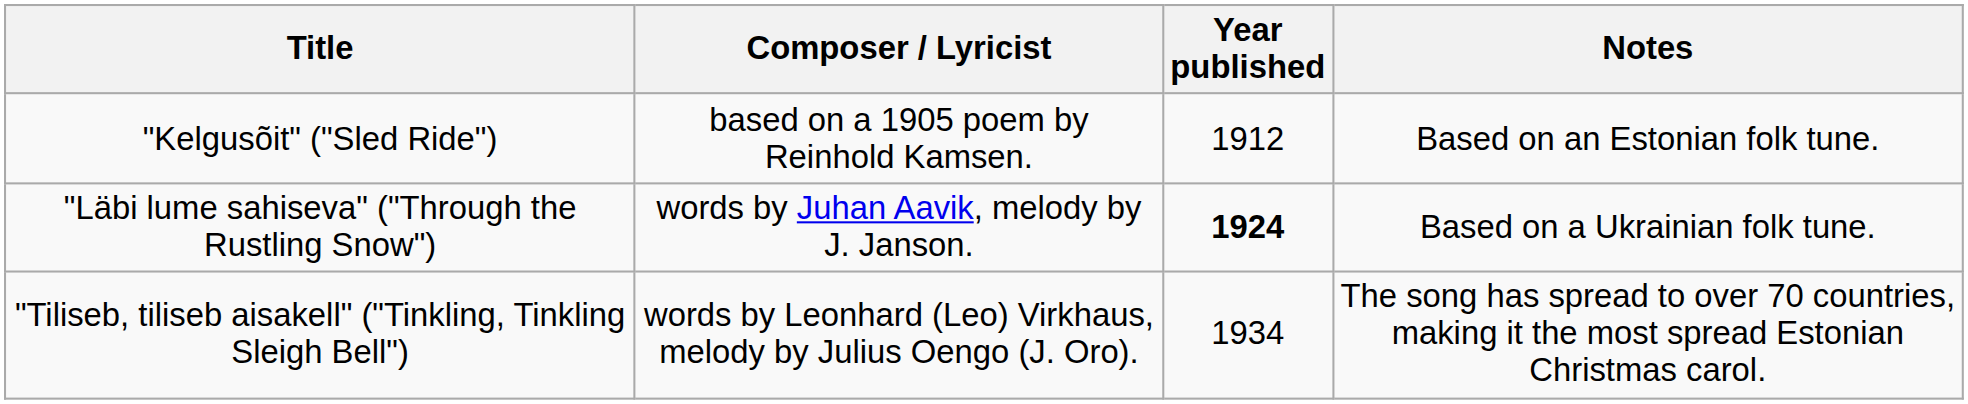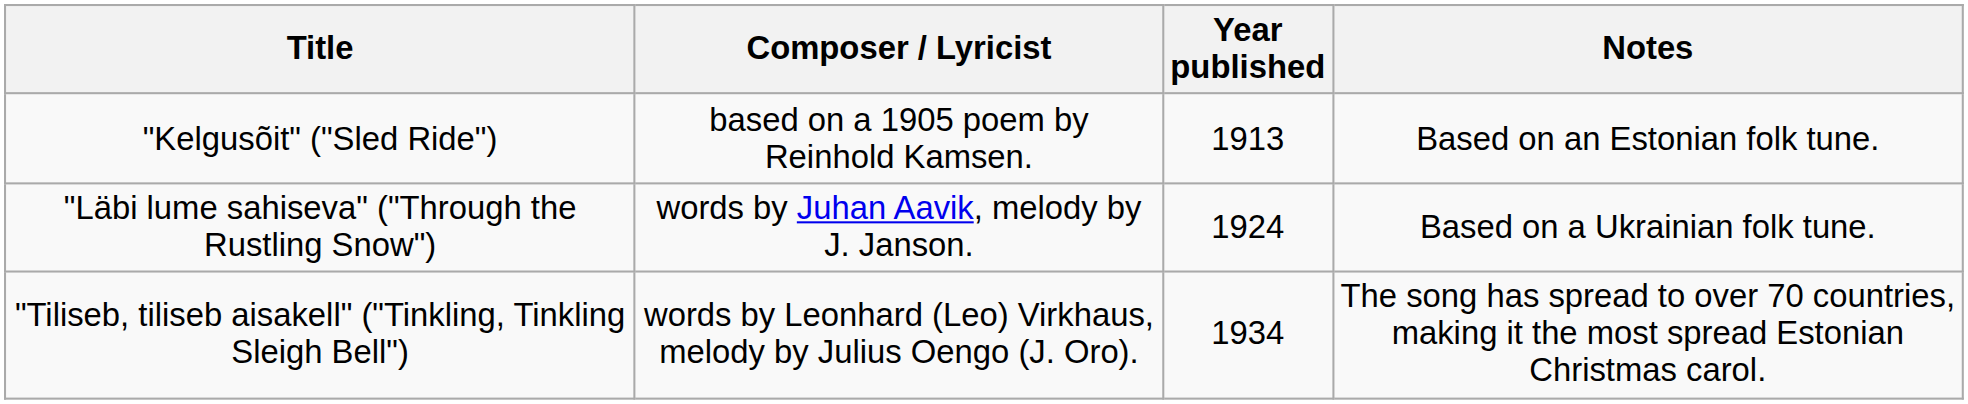(1248, 137) 1912 -> (1248, 137) 1913
(1248, 226) bold -> (1248, 226) normal
